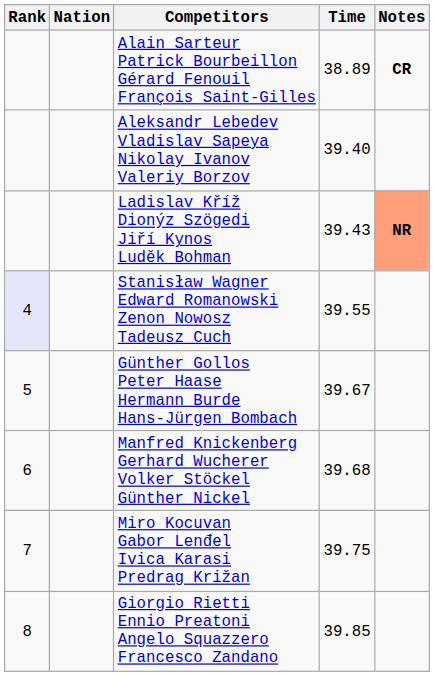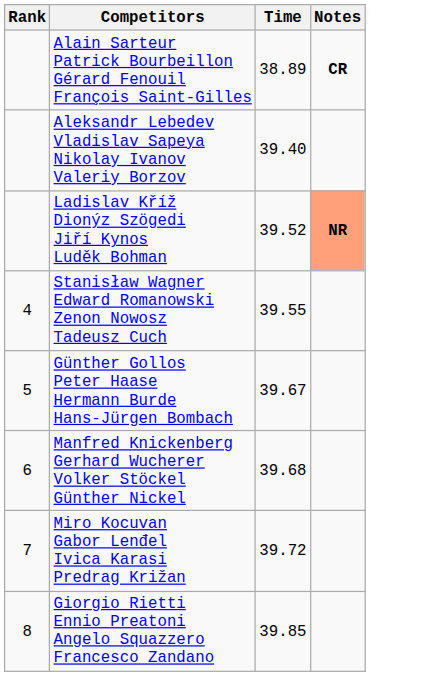- column: (82, 17)
(347, 230) 39.43 -> (283, 230) 39.52
(27, 311) lavender background -> (27, 311) no background
(347, 551) 39.75 -> (283, 551) 39.72
